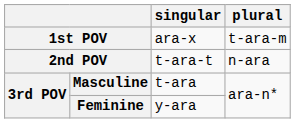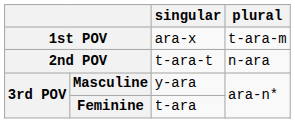(176, 84) t-ara -> (176, 84) y-ara
(176, 107) y-ara -> (176, 107) t-ara
